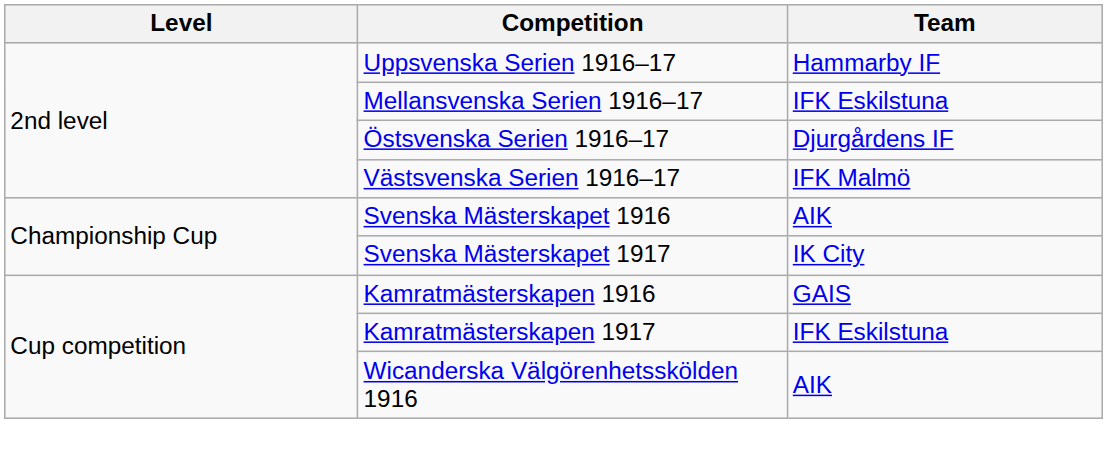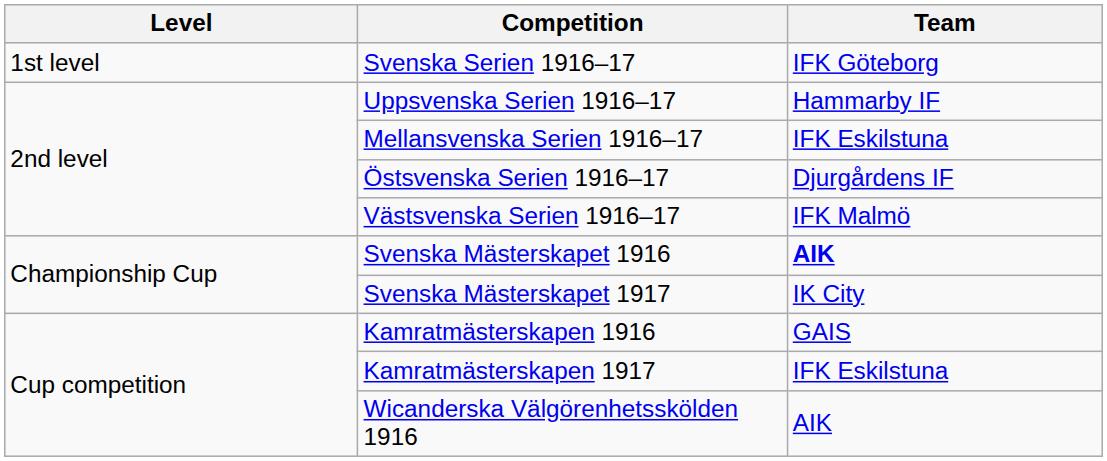+ row: (499, 62)
(812, 216) normal -> (814, 255) bold
